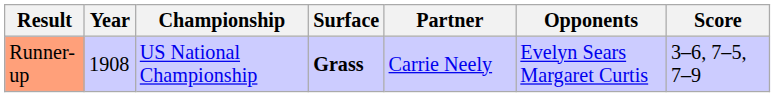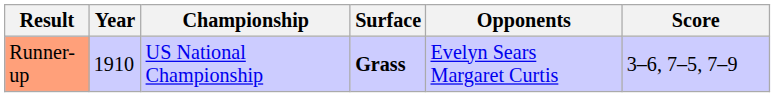- column: (450, 20)
(109, 63) 1908 -> (114, 63) 1910
